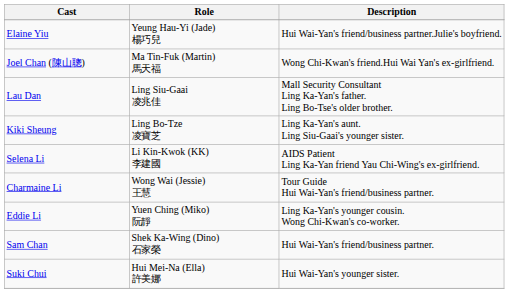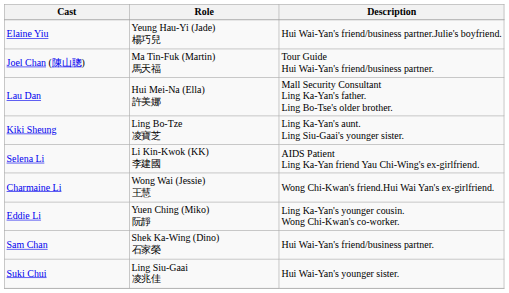(388, 63) Wong Chi-Kwan's friend.Hui Wai Yan's ex-girlfriend. -> (358, 63) Tour Guide Hui Wai-Yan's friend/business partner.
(160, 96) Ling Siu-Gaai 凌兆佳 -> (168, 96) Hui Mei-Na (Ella) 許美娜
(358, 187) Tour Guide Hui Wai-Yan's friend/business partner. -> (388, 187) Wong Chi-Kwan's friend.Hui Wai Yan's ex-girlfriend.
(168, 273) Hui Mei-Na (Ella) 許美娜 -> (160, 273) Ling Siu-Gaai 凌兆佳
